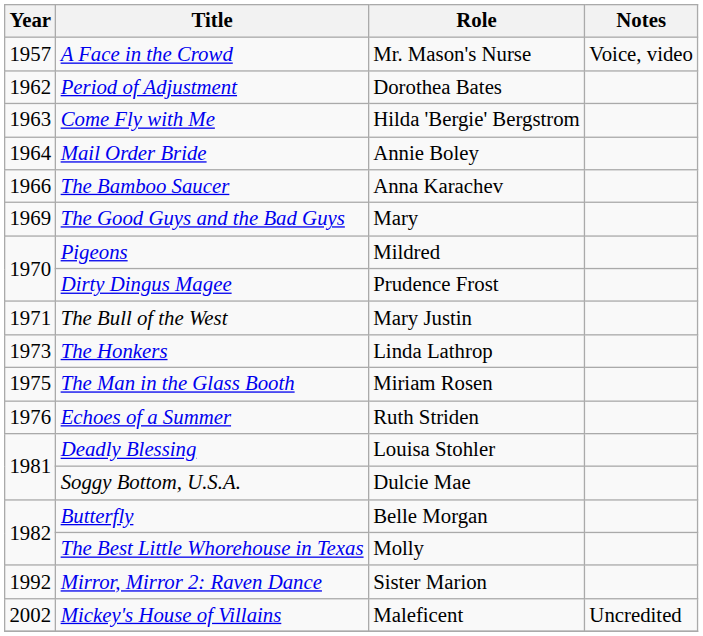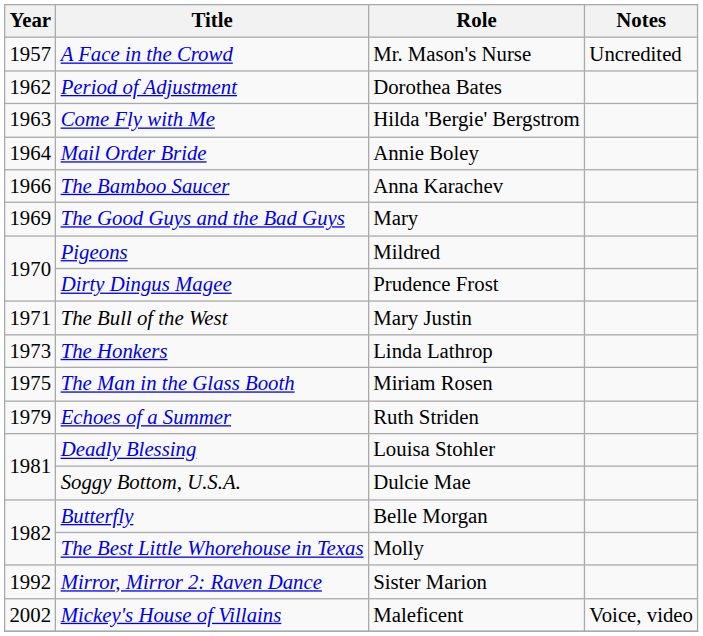(641, 53) Voice, video -> (636, 53) Uncredited
(30, 416) 1976 -> (30, 416) 1979
(636, 614) Uncredited -> (641, 614) Voice, video
